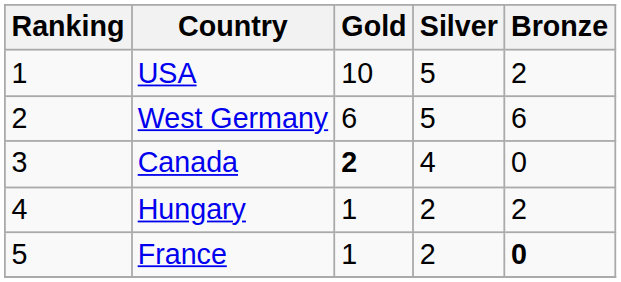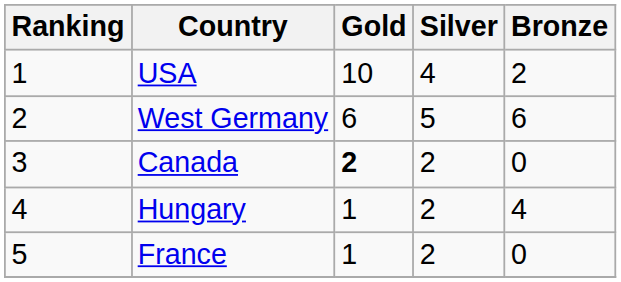(428, 72) 5 -> (428, 72) 4
(428, 163) 4 -> (428, 163) 2
(519, 208) 2 -> (519, 208) 4
(519, 254) bold -> (519, 254) normal
